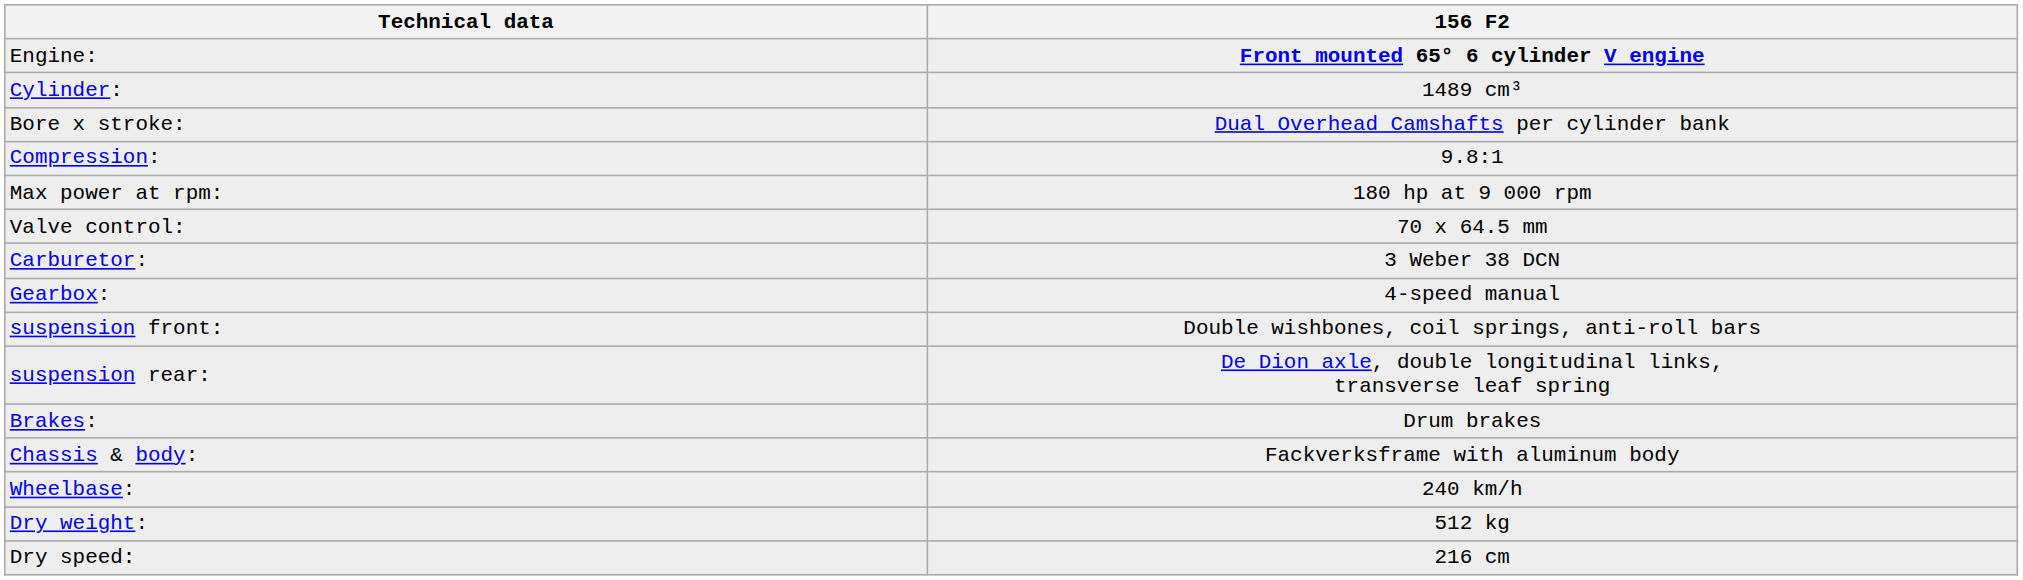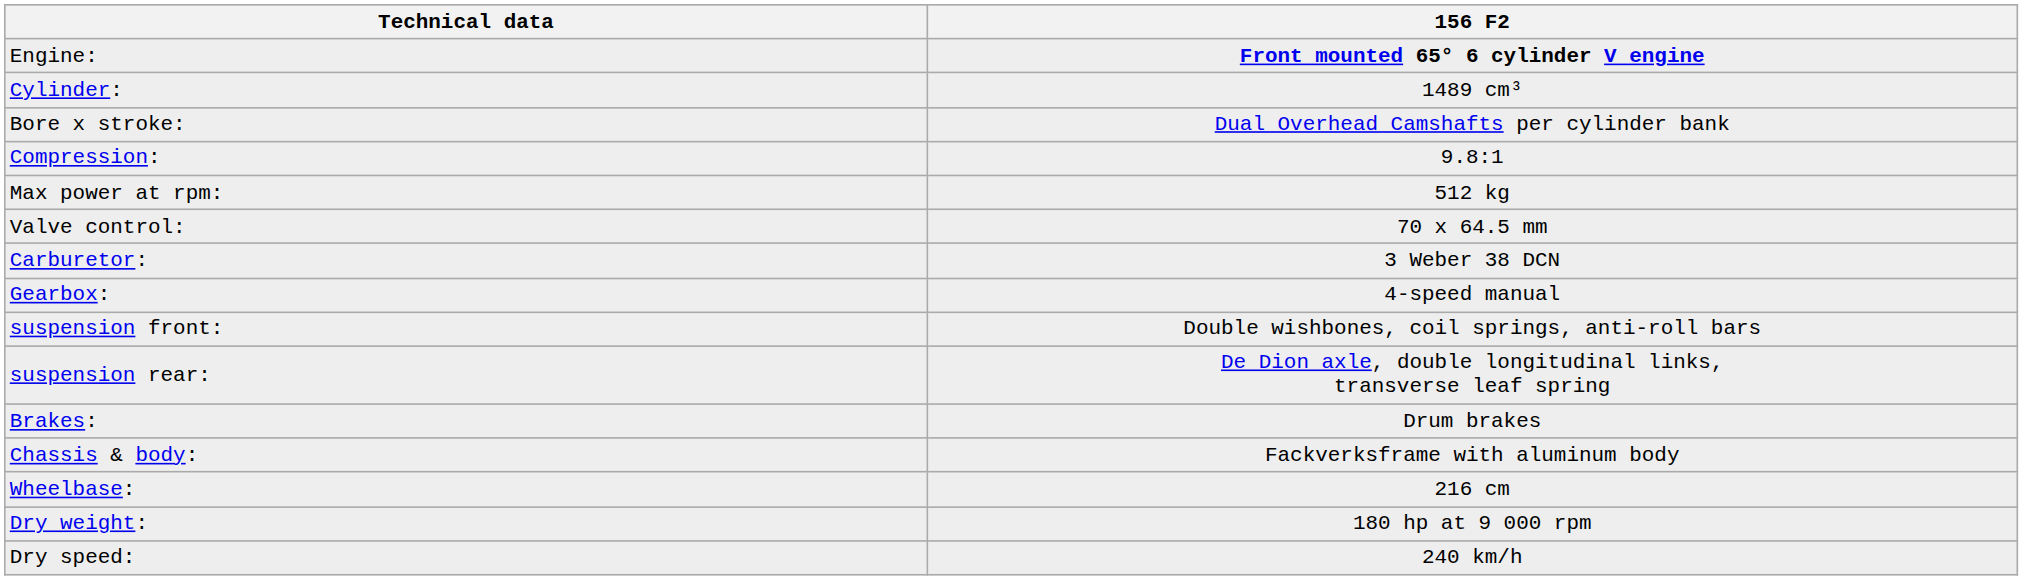(1472, 192) 180 hp at 9 000 rpm -> (1472, 192) 512 kg
(1472, 489) 240 km/h -> (1472, 489) 216 cm
(1472, 524) 512 kg -> (1472, 524) 180 hp at 9 000 rpm
(1472, 558) 216 cm -> (1472, 558) 240 km/h
